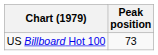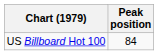(131, 41) 73 -> (131, 41) 84
